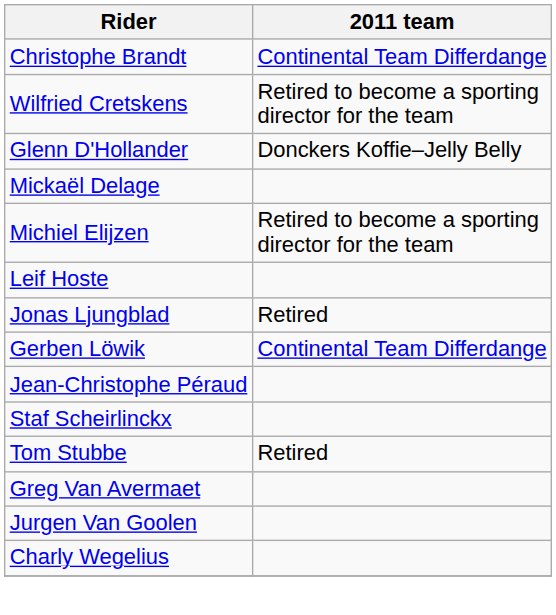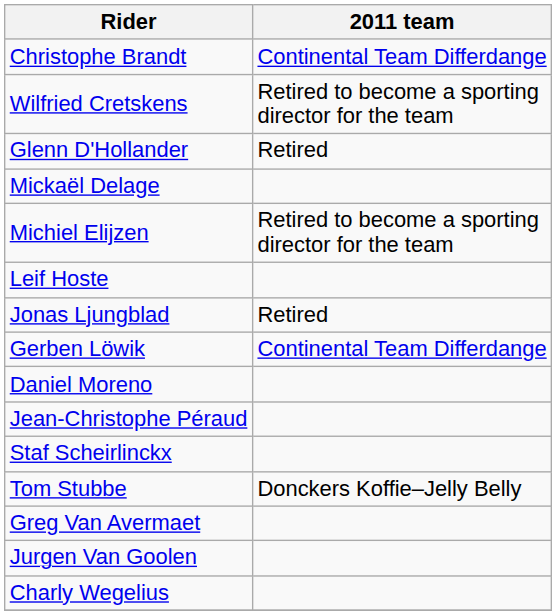(389, 150) Donckers Koffie–Jelly Belly -> (293, 150) Retired
+ row: (81, 384)
(293, 453) Retired -> (389, 488) Donckers Koffie–Jelly Belly
